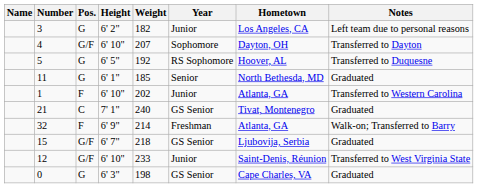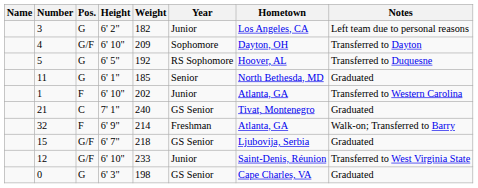(143, 45) 207 -> (143, 45) 209
